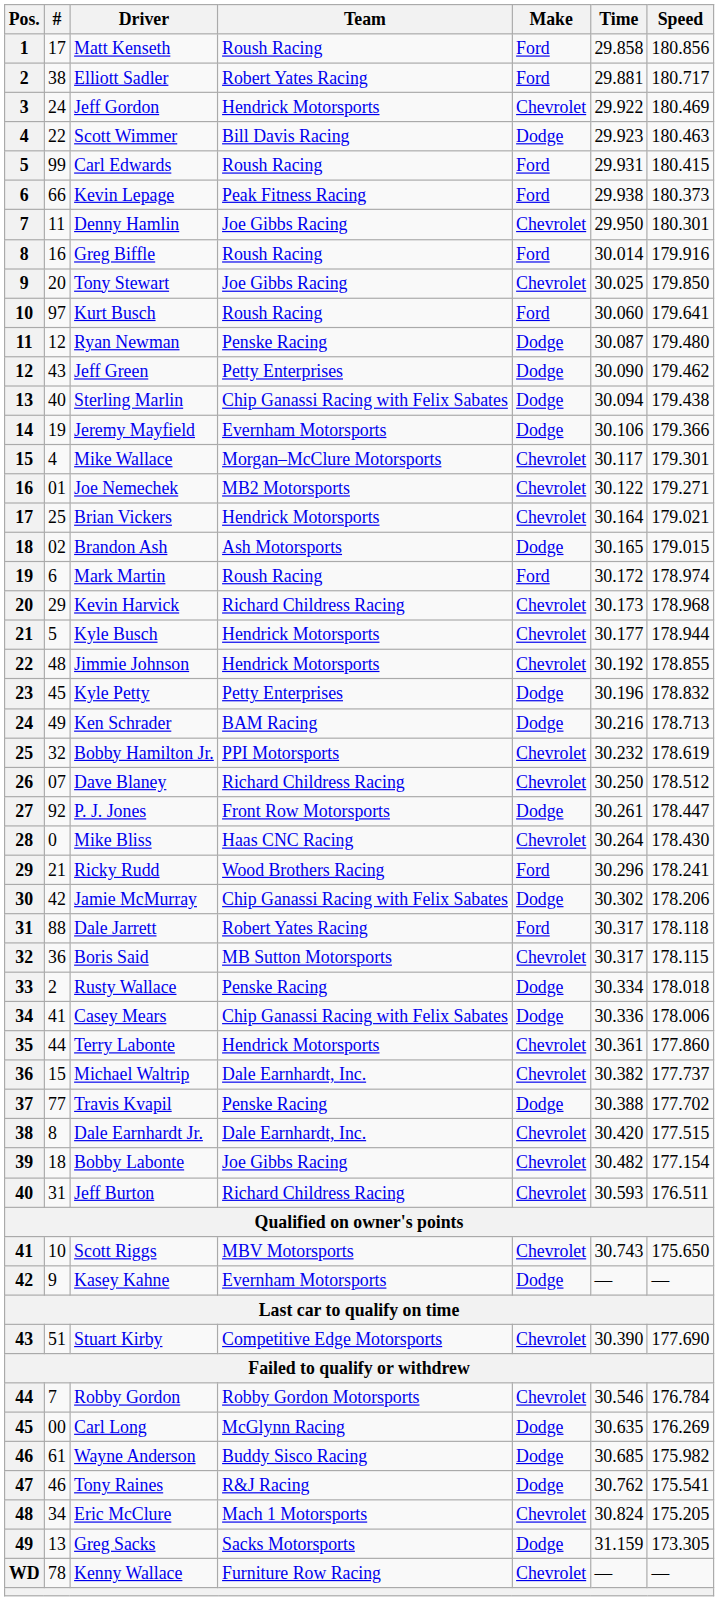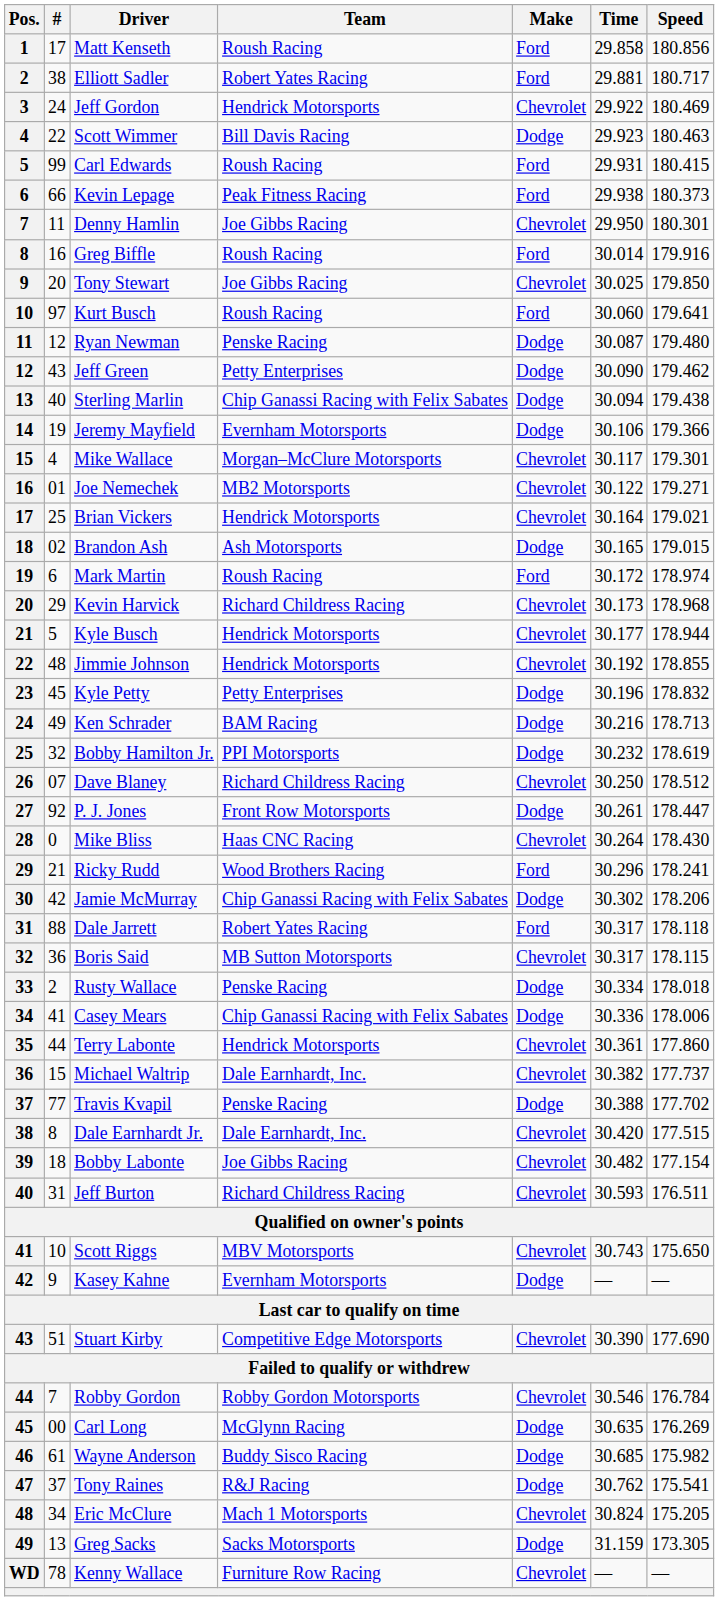(551, 752) Chevrolet -> (540, 752) Dodge
(57, 1485) 46 -> (57, 1485) 37
